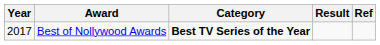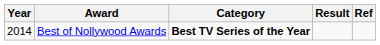(19, 31) 2017 -> (19, 31) 2014
